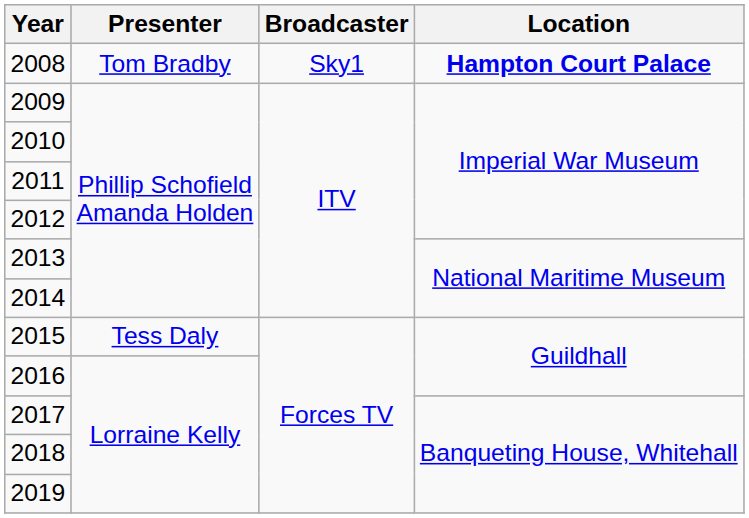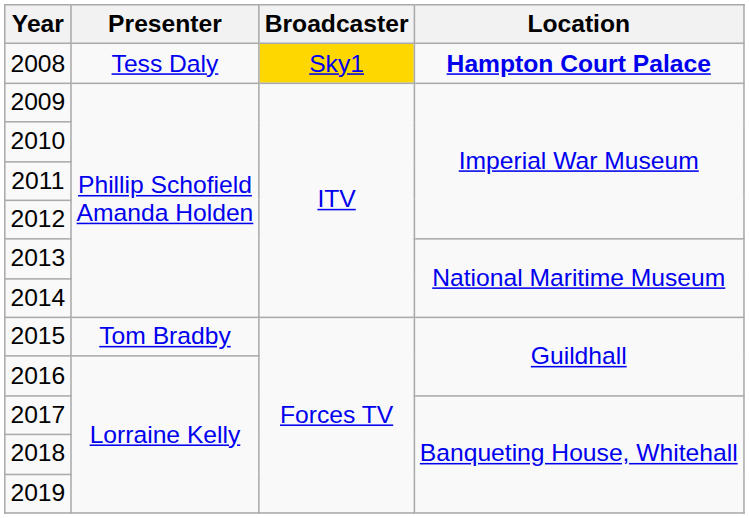(165, 63) Tom Bradby -> (165, 63) Tess Daly
(337, 63) no background -> (337, 63) gold background
(165, 336) Tess Daly -> (165, 336) Tom Bradby
